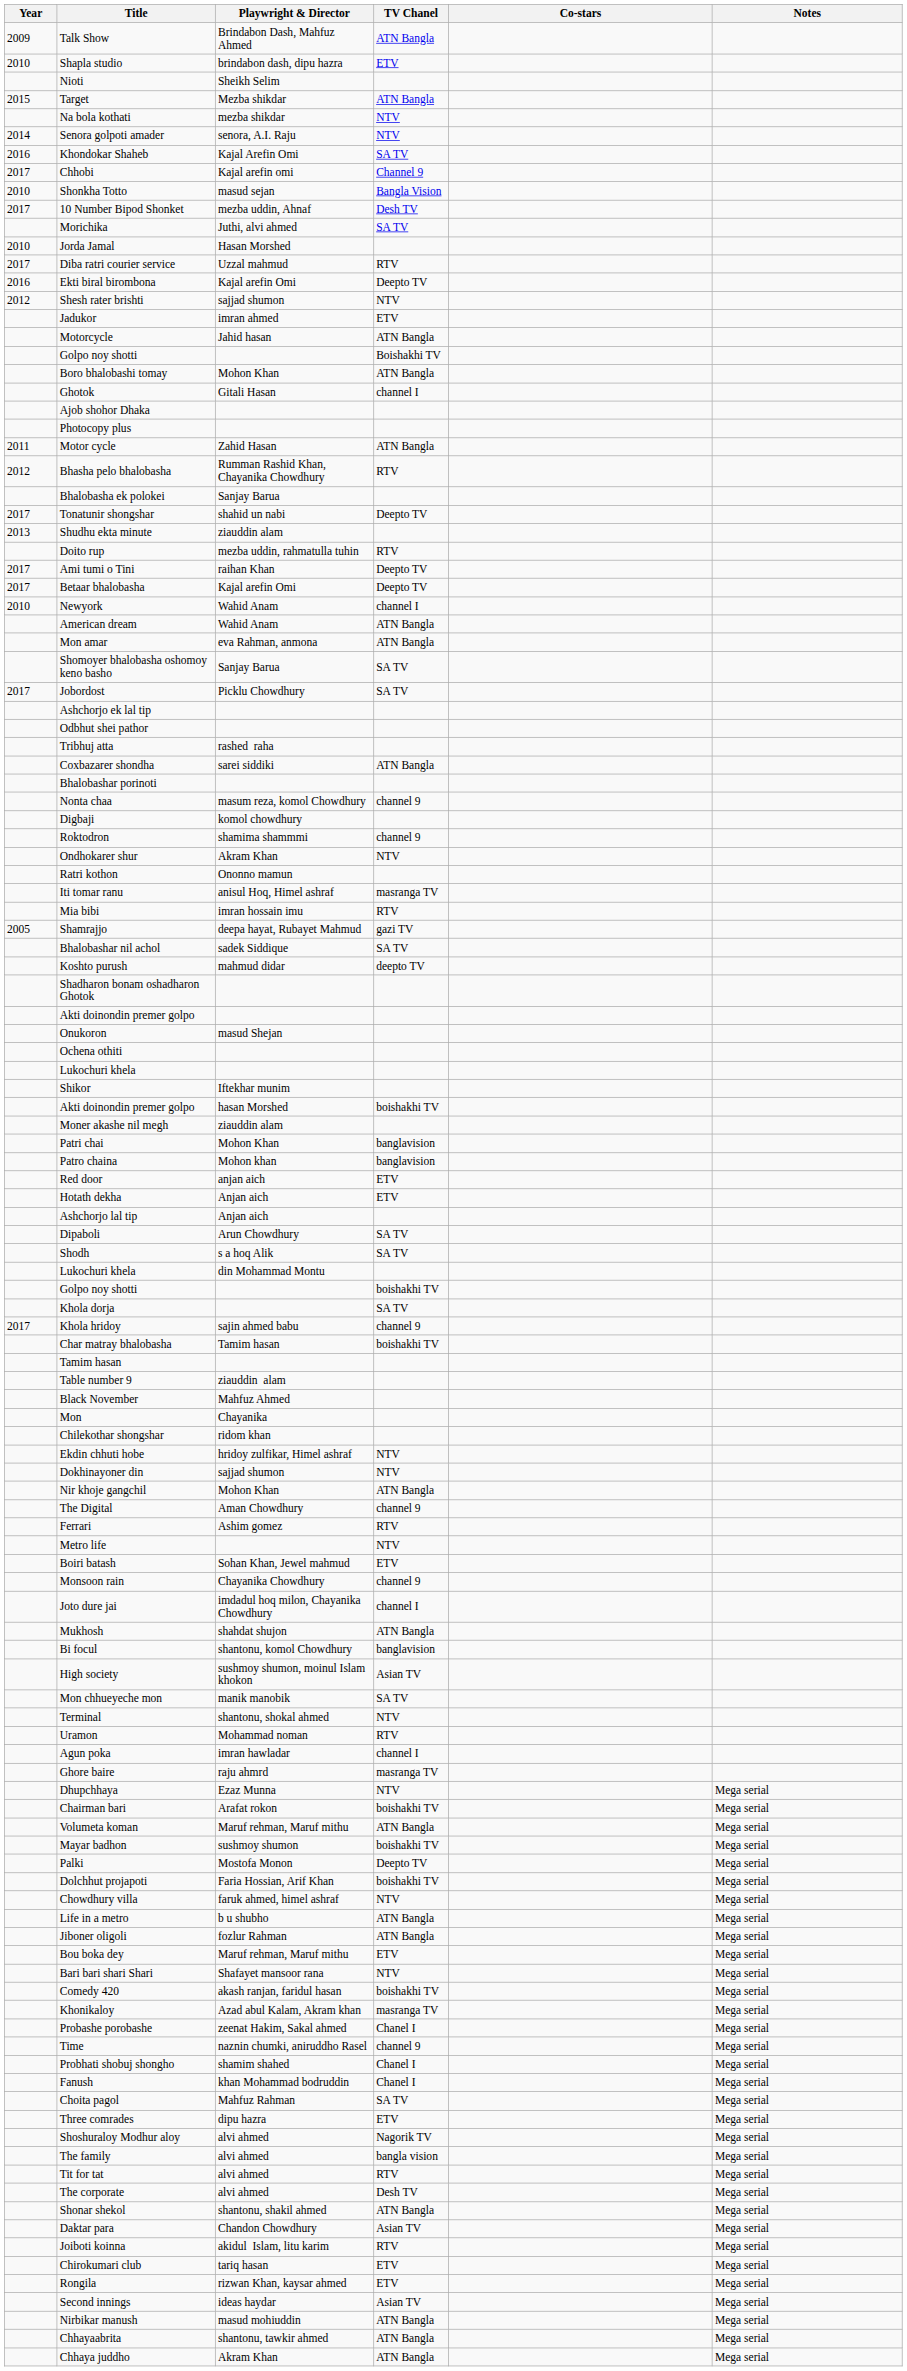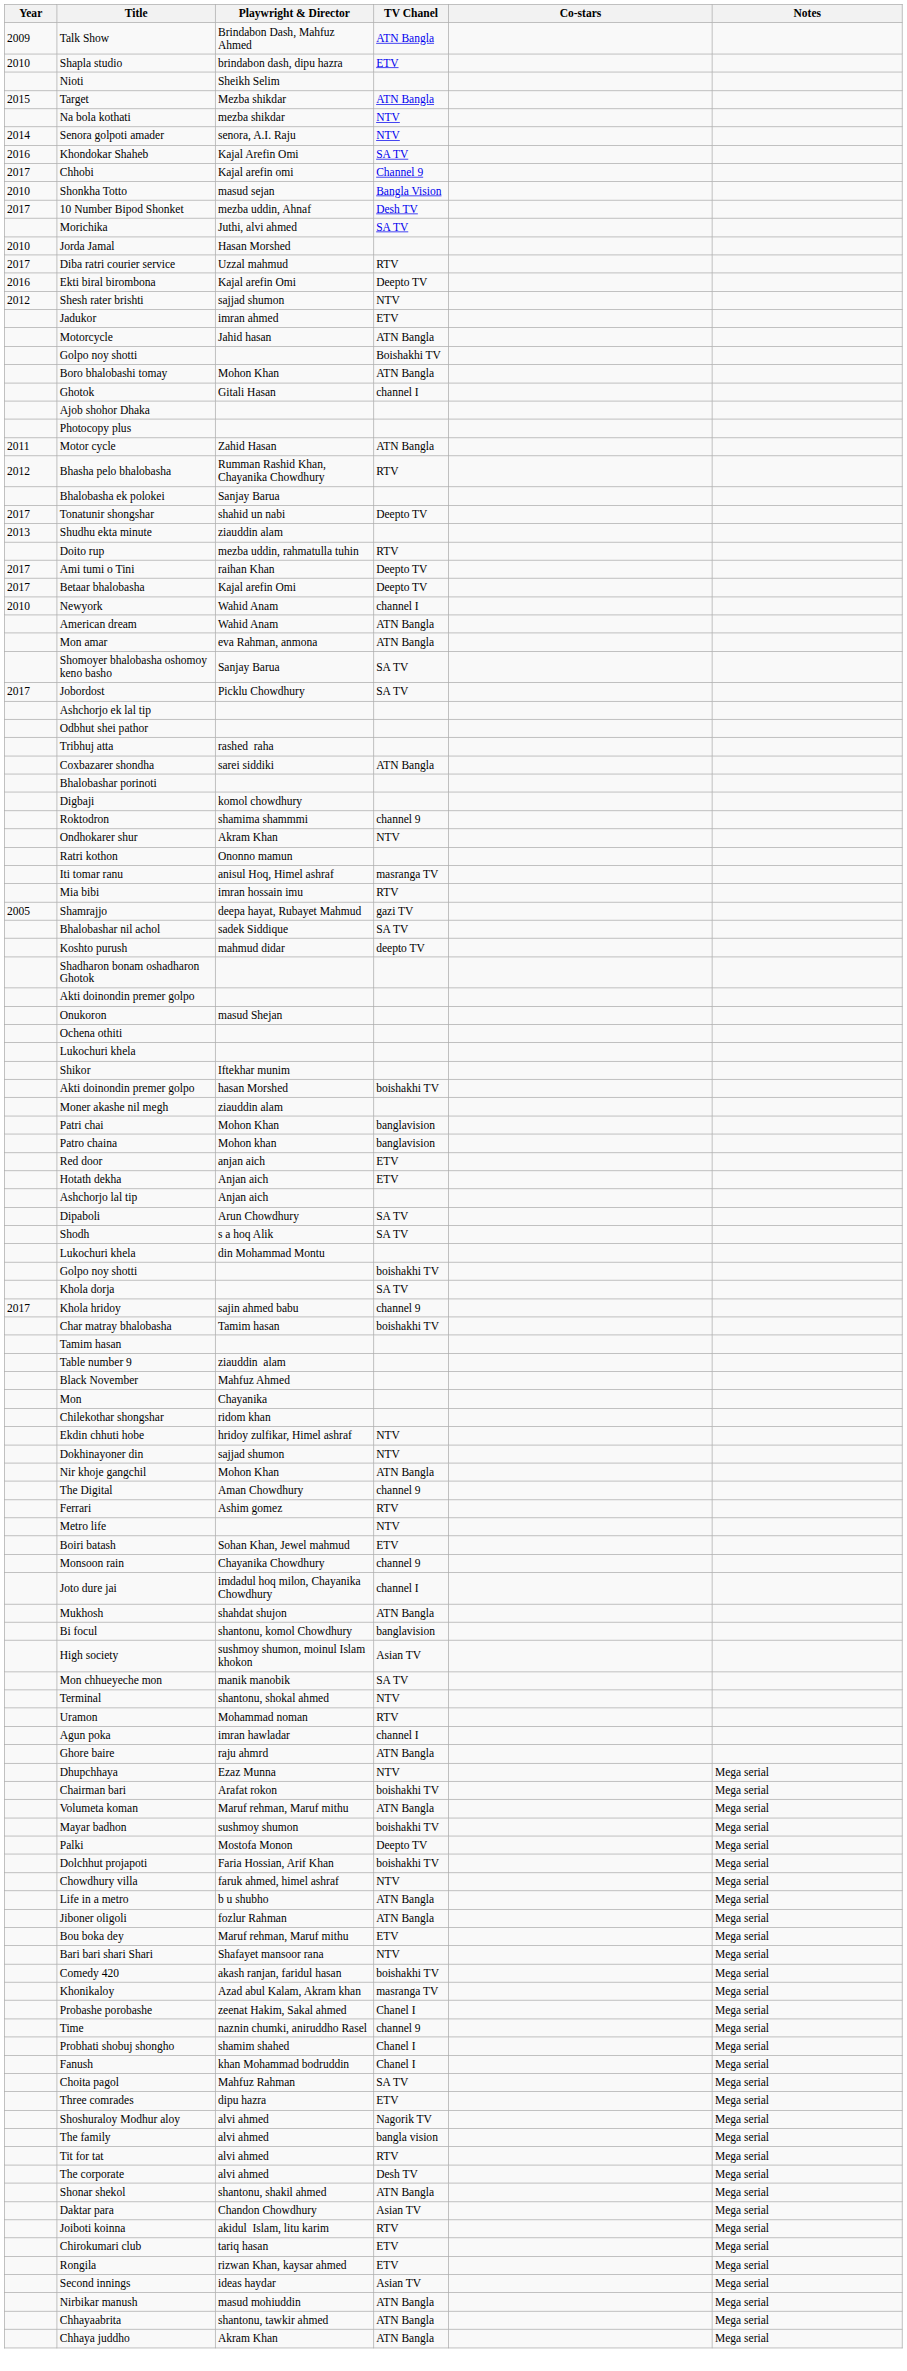- row: (86, 801)
(407, 1772) masranga TV -> (405, 1753) ATN Bangla
